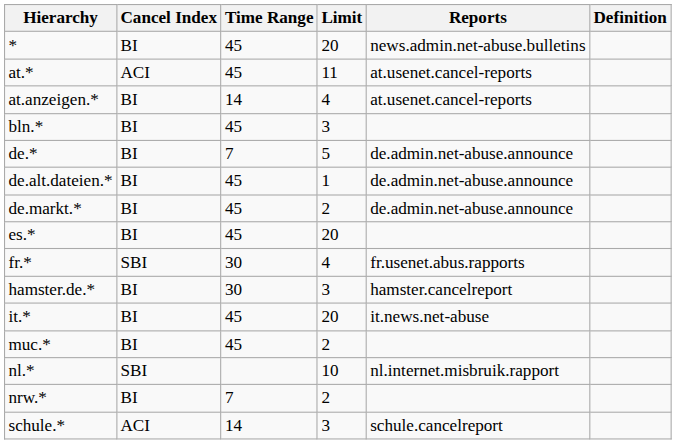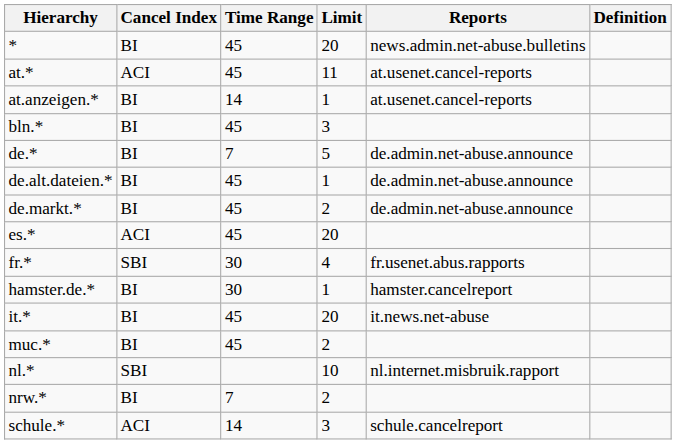(326, 99) 4 -> (326, 99) 1
(129, 235) BI -> (135, 235) ACI
(326, 289) 3 -> (326, 289) 1
